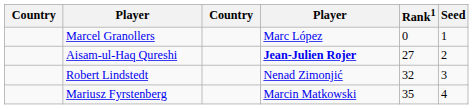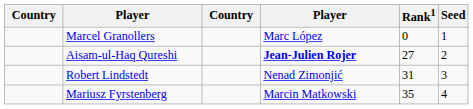(408, 75) 32 -> (408, 75) 31
